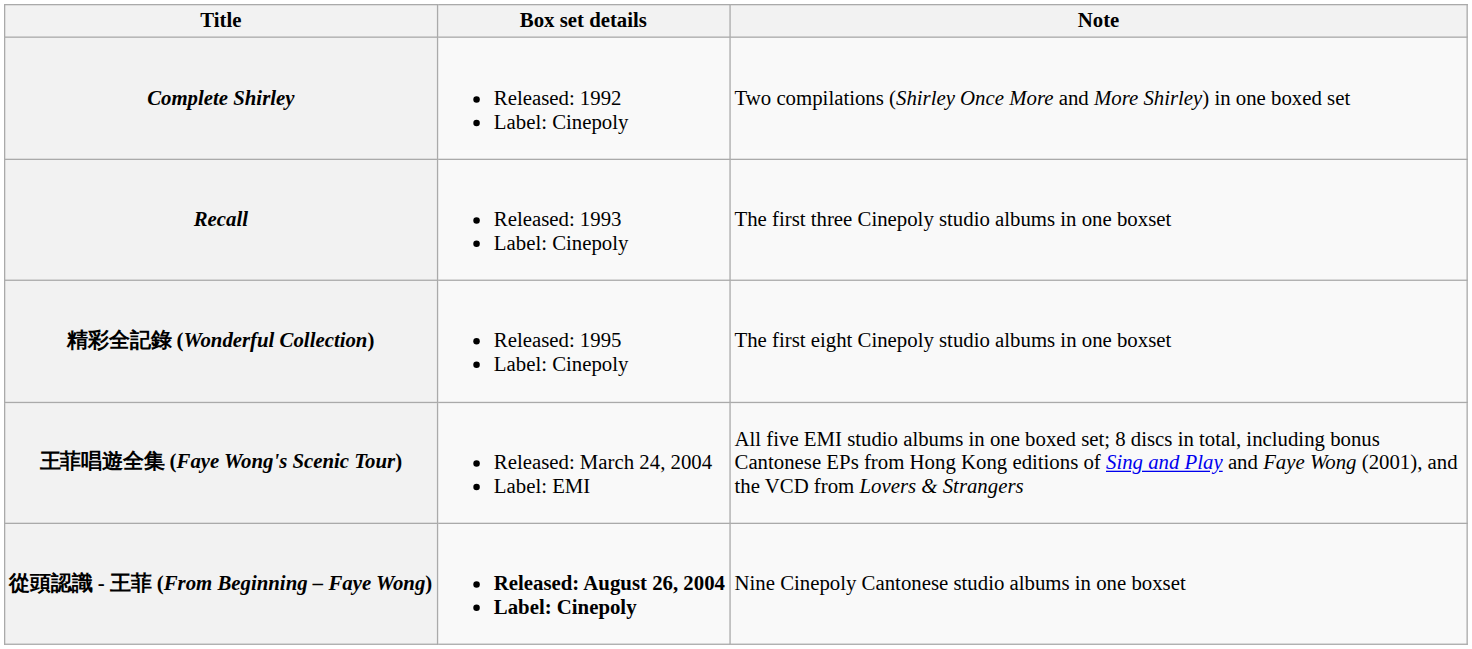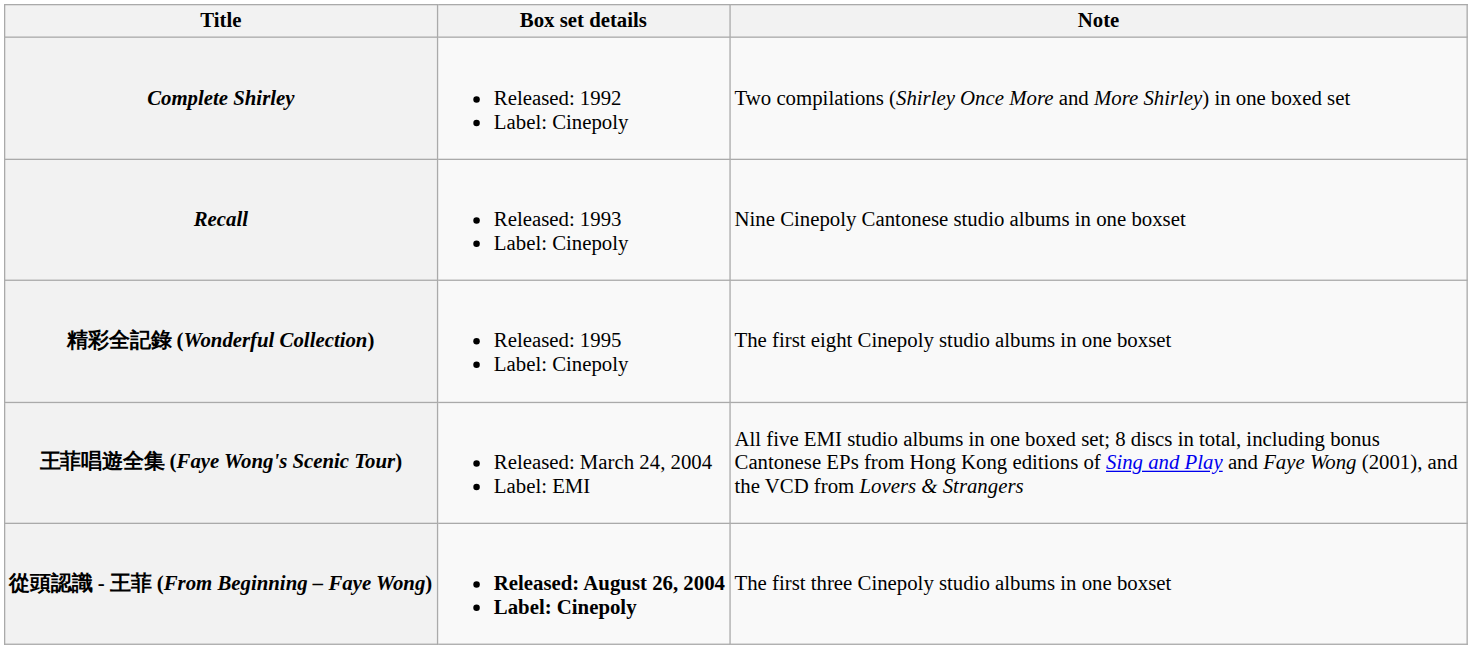(953, 219) The first three Cinepoly studio albums in one boxset -> (960, 219) Nine Cinepoly Cantonese studio albums in one boxset
(960, 583) Nine Cinepoly Cantonese studio albums in one boxset -> (953, 583) The first three Cinepoly studio albums in one boxset
